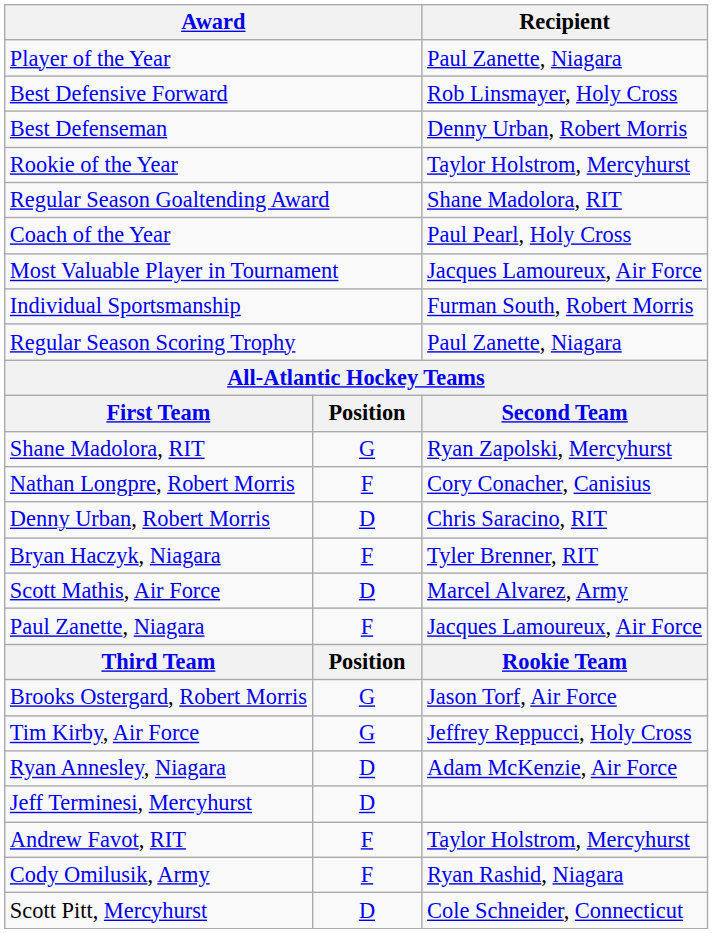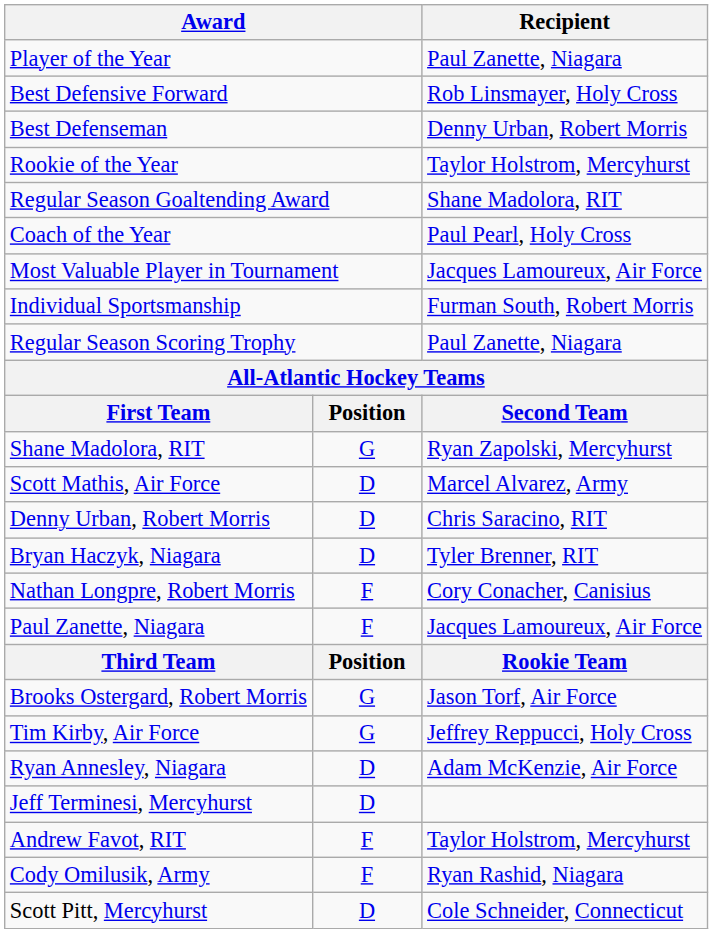rows swapped: (115, 590) <-> (152, 484)
(367, 555) F -> (367, 555) D
